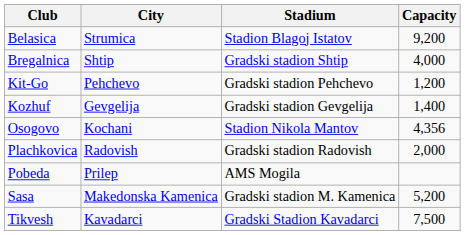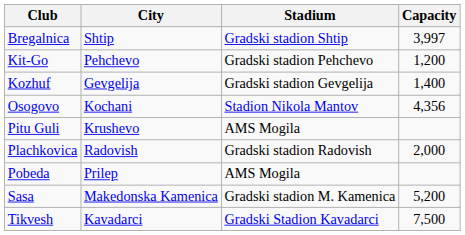- row: (32, 38)
(429, 60) 4,000 -> (429, 38) 3,997
+ row: (34, 128)
